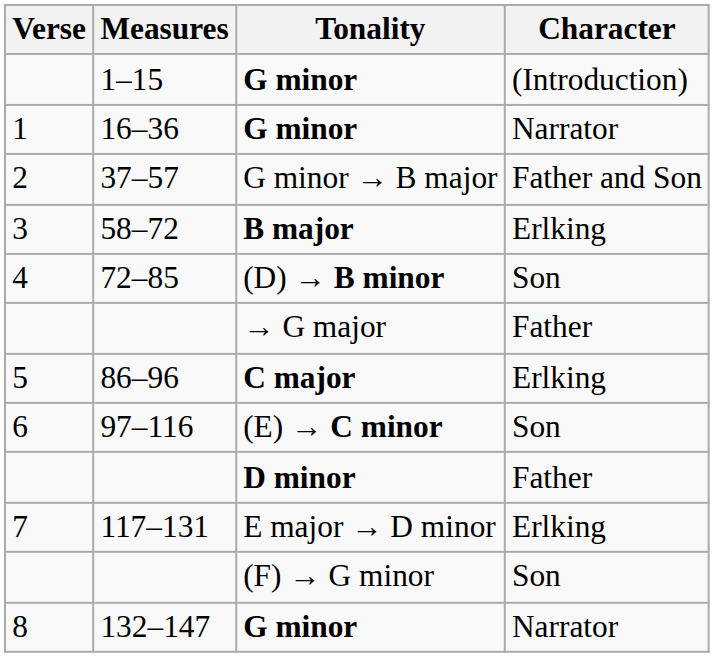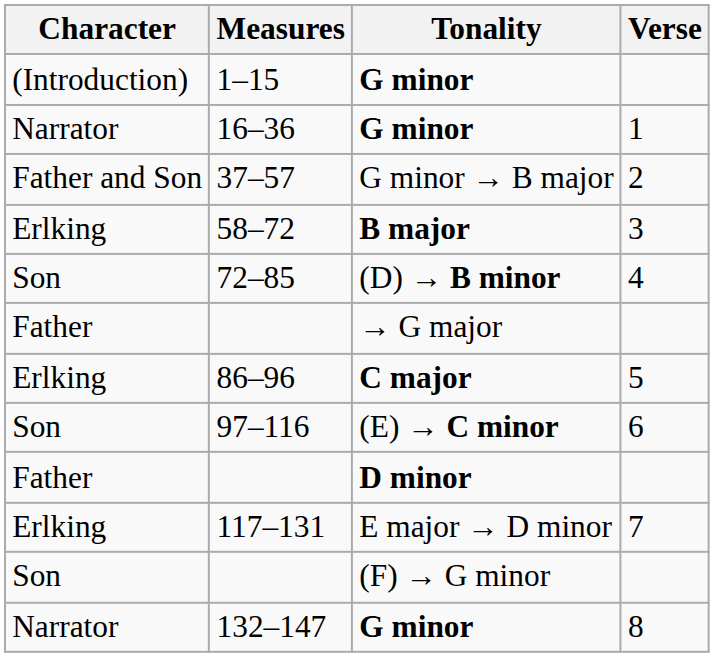columns swapped: (49, 29) <-> (607, 29)
